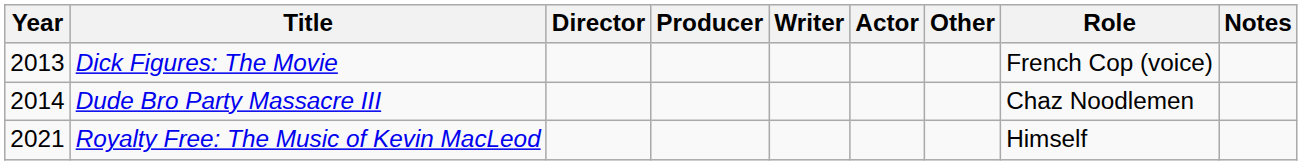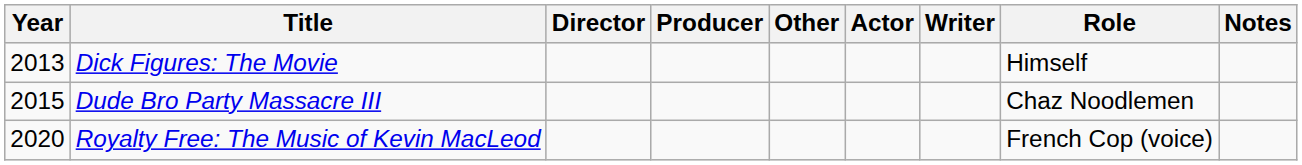columns swapped: (809, 23) <-> (963, 23)
(1110, 62) French Cop (voice) -> (1047, 62) Himself
(37, 100) 2014 -> (37, 100) 2015
(37, 139) 2021 -> (37, 139) 2020
(1047, 139) Himself -> (1110, 139) French Cop (voice)
